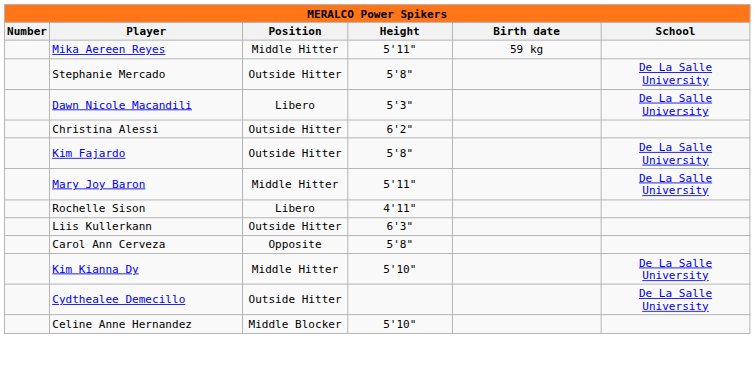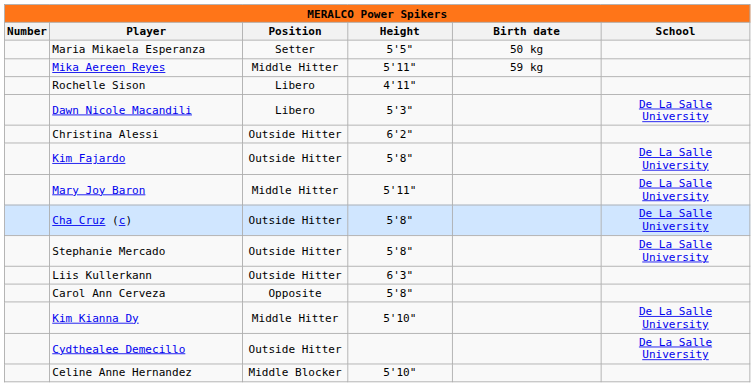+ row: (129, 49)
rows swapped: (109, 74) <-> (99, 209)
+ row: (92, 220)
